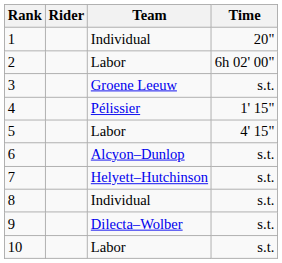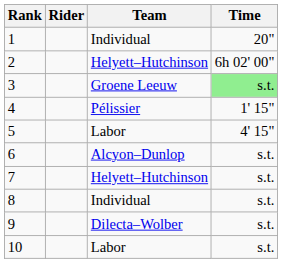(108, 62) Labor -> (149, 62) Helyett–Hutchinson
(266, 85) no background -> (266, 85) lightgreen background
